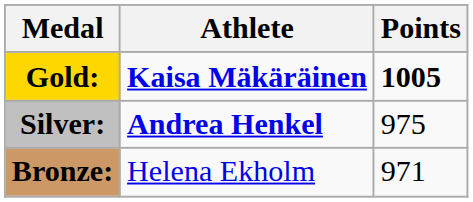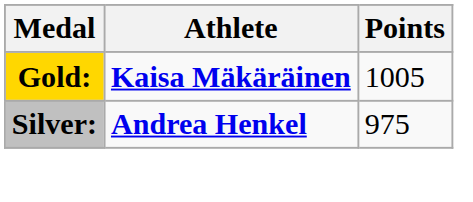(411, 76) bold -> (395, 76) normal
- row: (63, 171)
